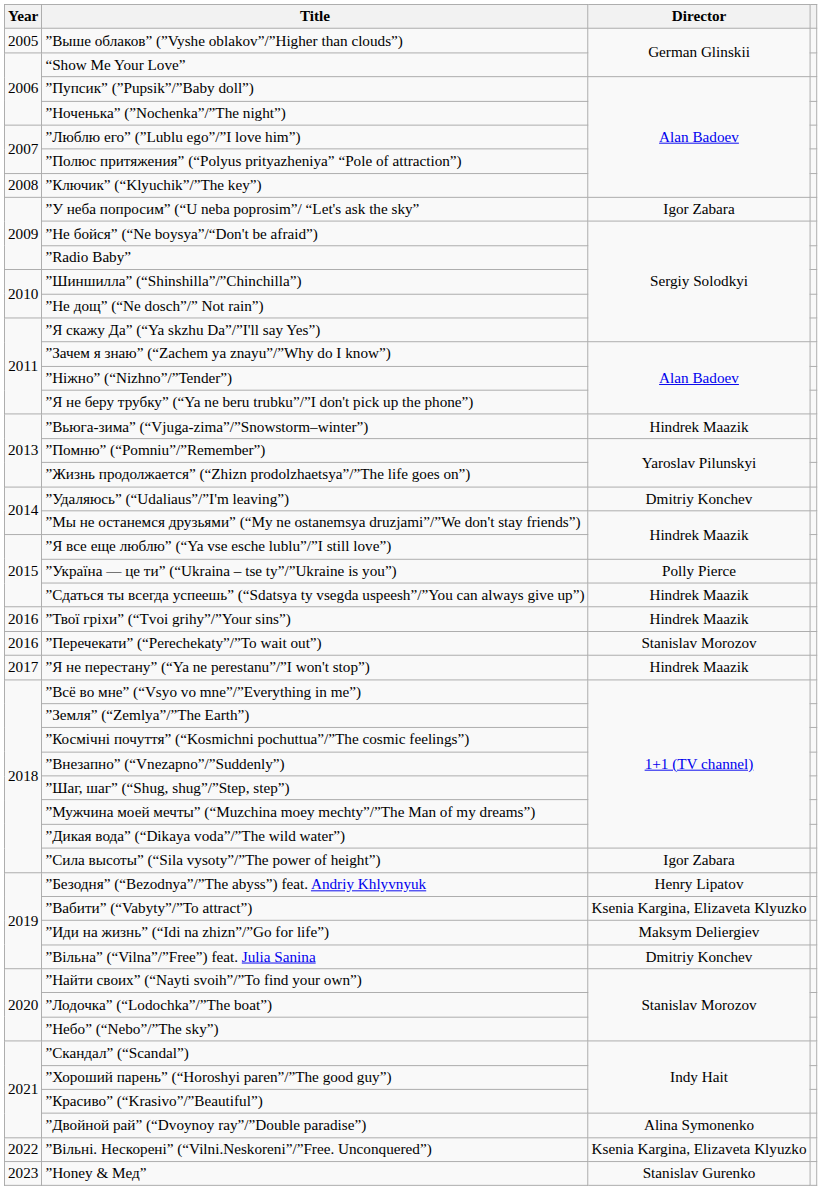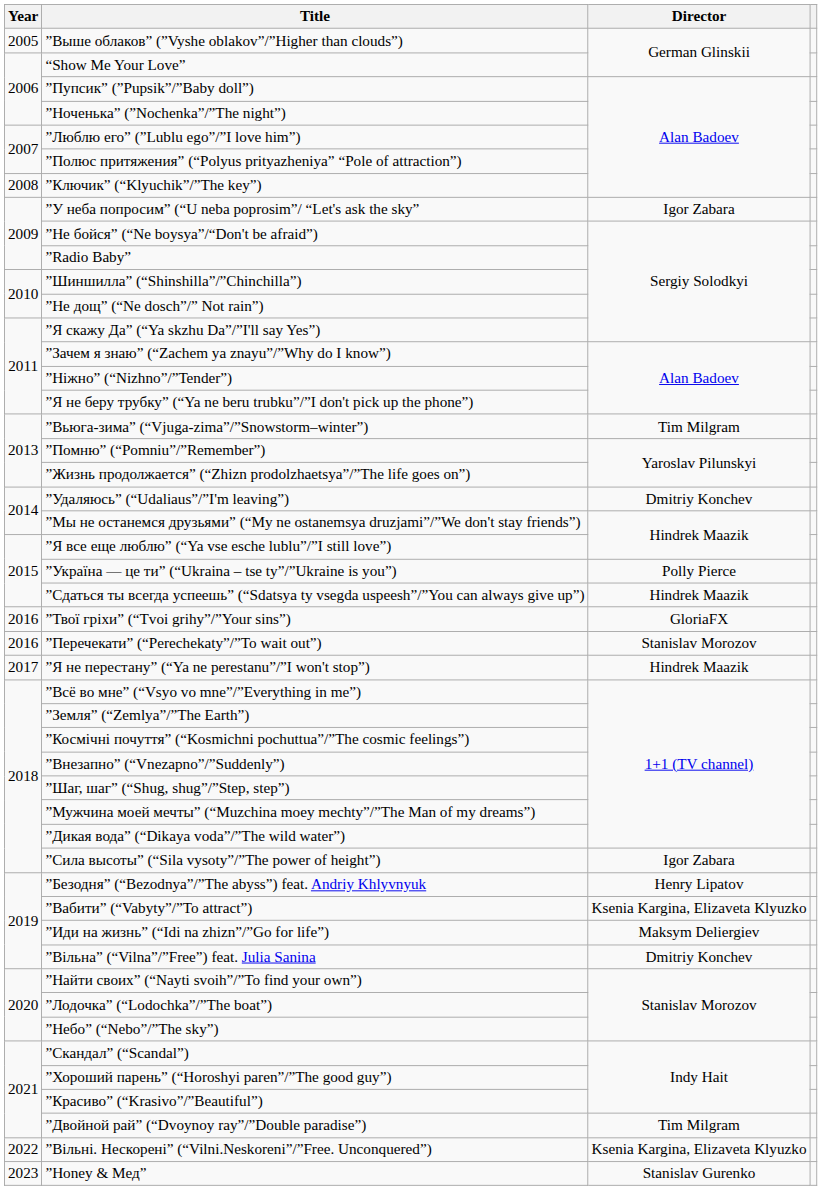(699, 426) Hindrek Maazik -> (699, 426) Tim Milgram
(699, 619) Hindrek Maazik -> (699, 619) GloriaFX
(699, 1125) Alina Symonenko -> (699, 1125) Tim Milgram
